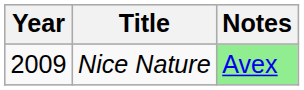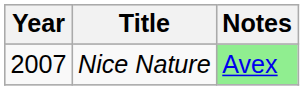(39, 64) 2009 -> (39, 64) 2007
